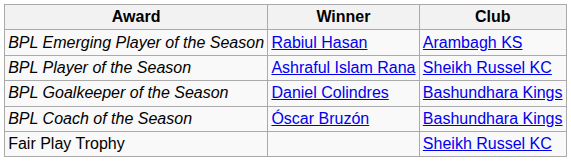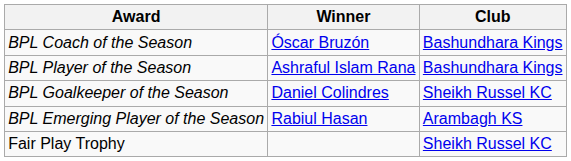rows swapped: (100, 118) <-> (136, 42)
(487, 67) Sheikh Russel KC -> (493, 67) Bashundhara Kings
(493, 93) Bashundhara Kings -> (487, 93) Sheikh Russel KC
